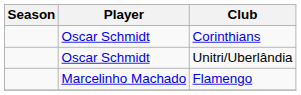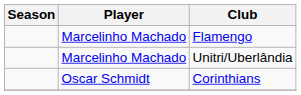rows swapped: (226, 36) <-> (222, 79)
(106, 57) Oscar Schmidt -> (124, 57) Marcelinho Machado
